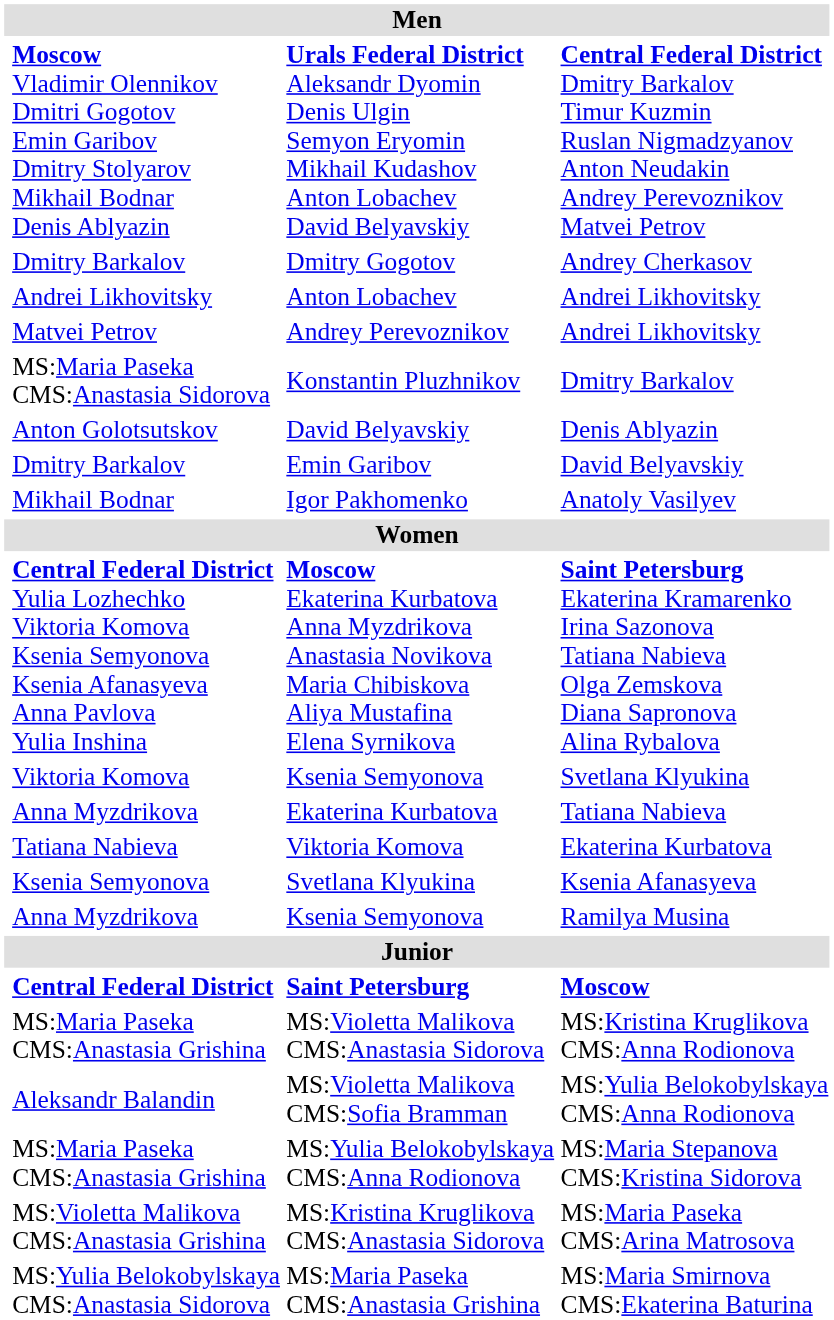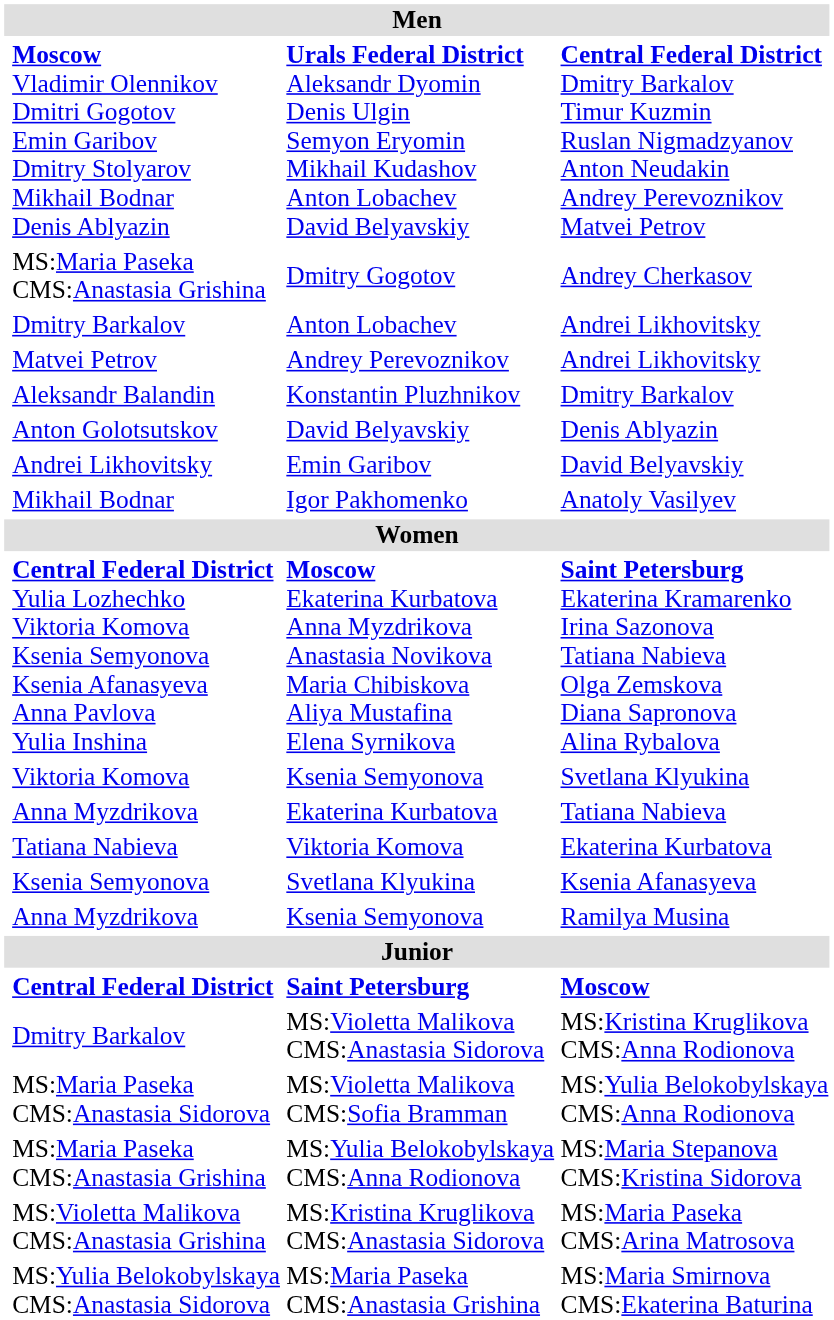(99, 261) Dmitry Barkalov -> (139, 275) MS:Maria Paseka CMS:Anastasia Grishina
(112, 296) Andrei Likhovitsky -> (99, 325) Dmitry Barkalov
(141, 380) MS:Maria Paseka CMS:Anastasia Sidorova -> (114, 395) Aleksandr Balandin
(99, 464) Dmitry Barkalov -> (112, 464) Andrei Likhovitsky
(139, 1035) MS:Maria Paseka CMS:Anastasia Grishina -> (99, 1035) Dmitry Barkalov
(114, 1099) Aleksandr Balandin -> (141, 1099) MS:Maria Paseka CMS:Anastasia Sidorova
